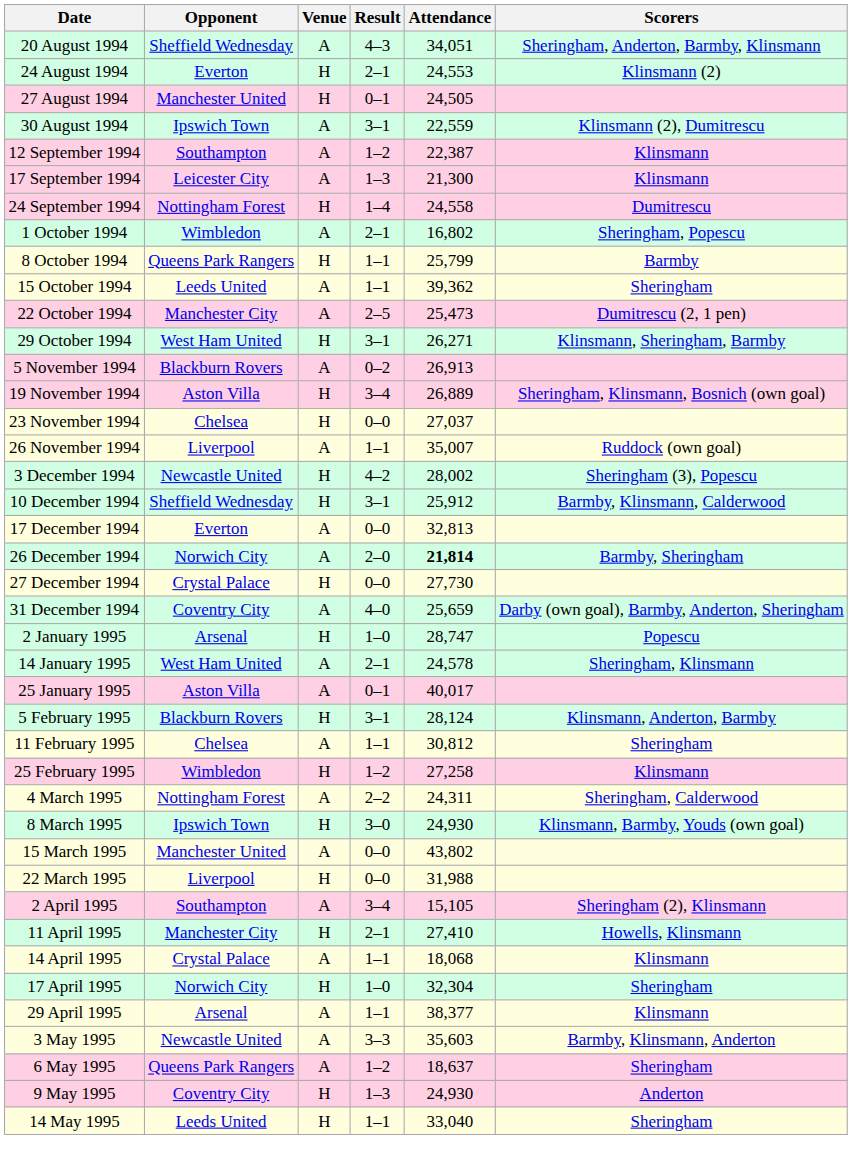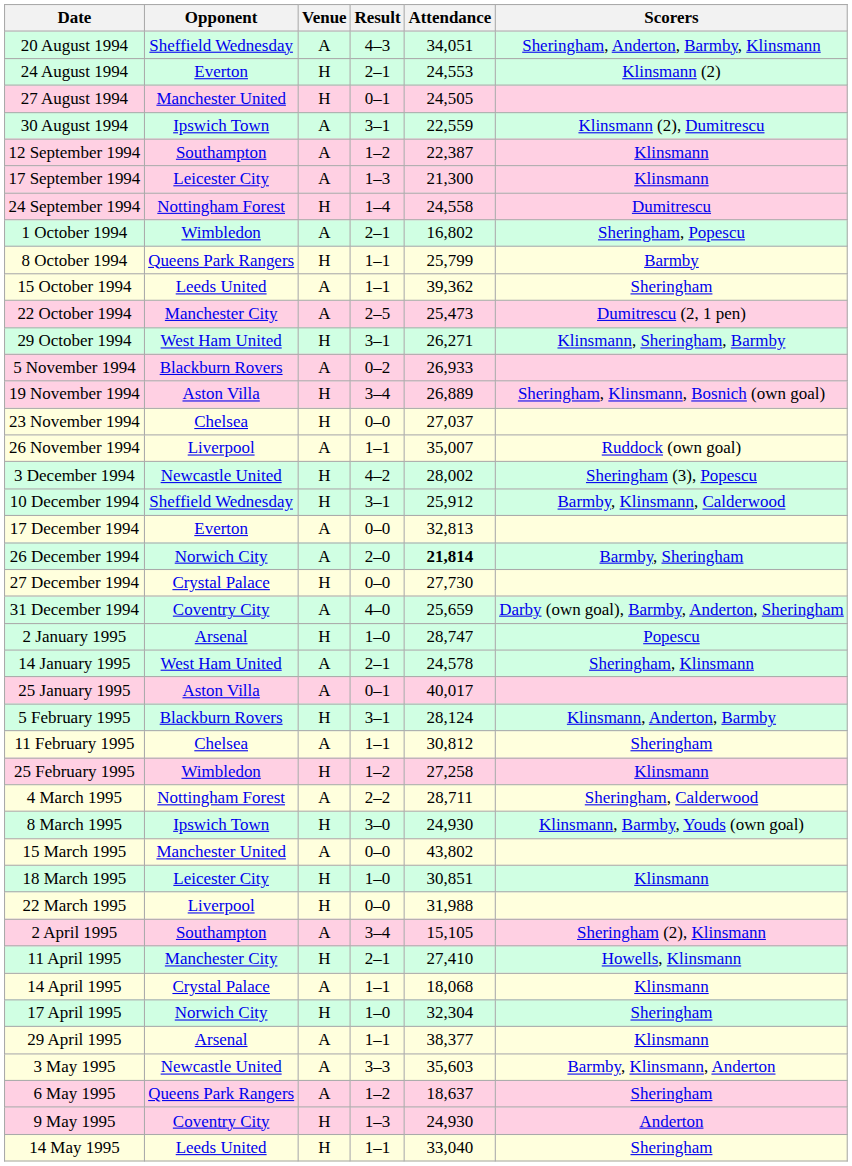(450, 367) 26,913 -> (450, 367) 26,933
(450, 797) 24,311 -> (450, 797) 28,711
+ row: (74, 878)
